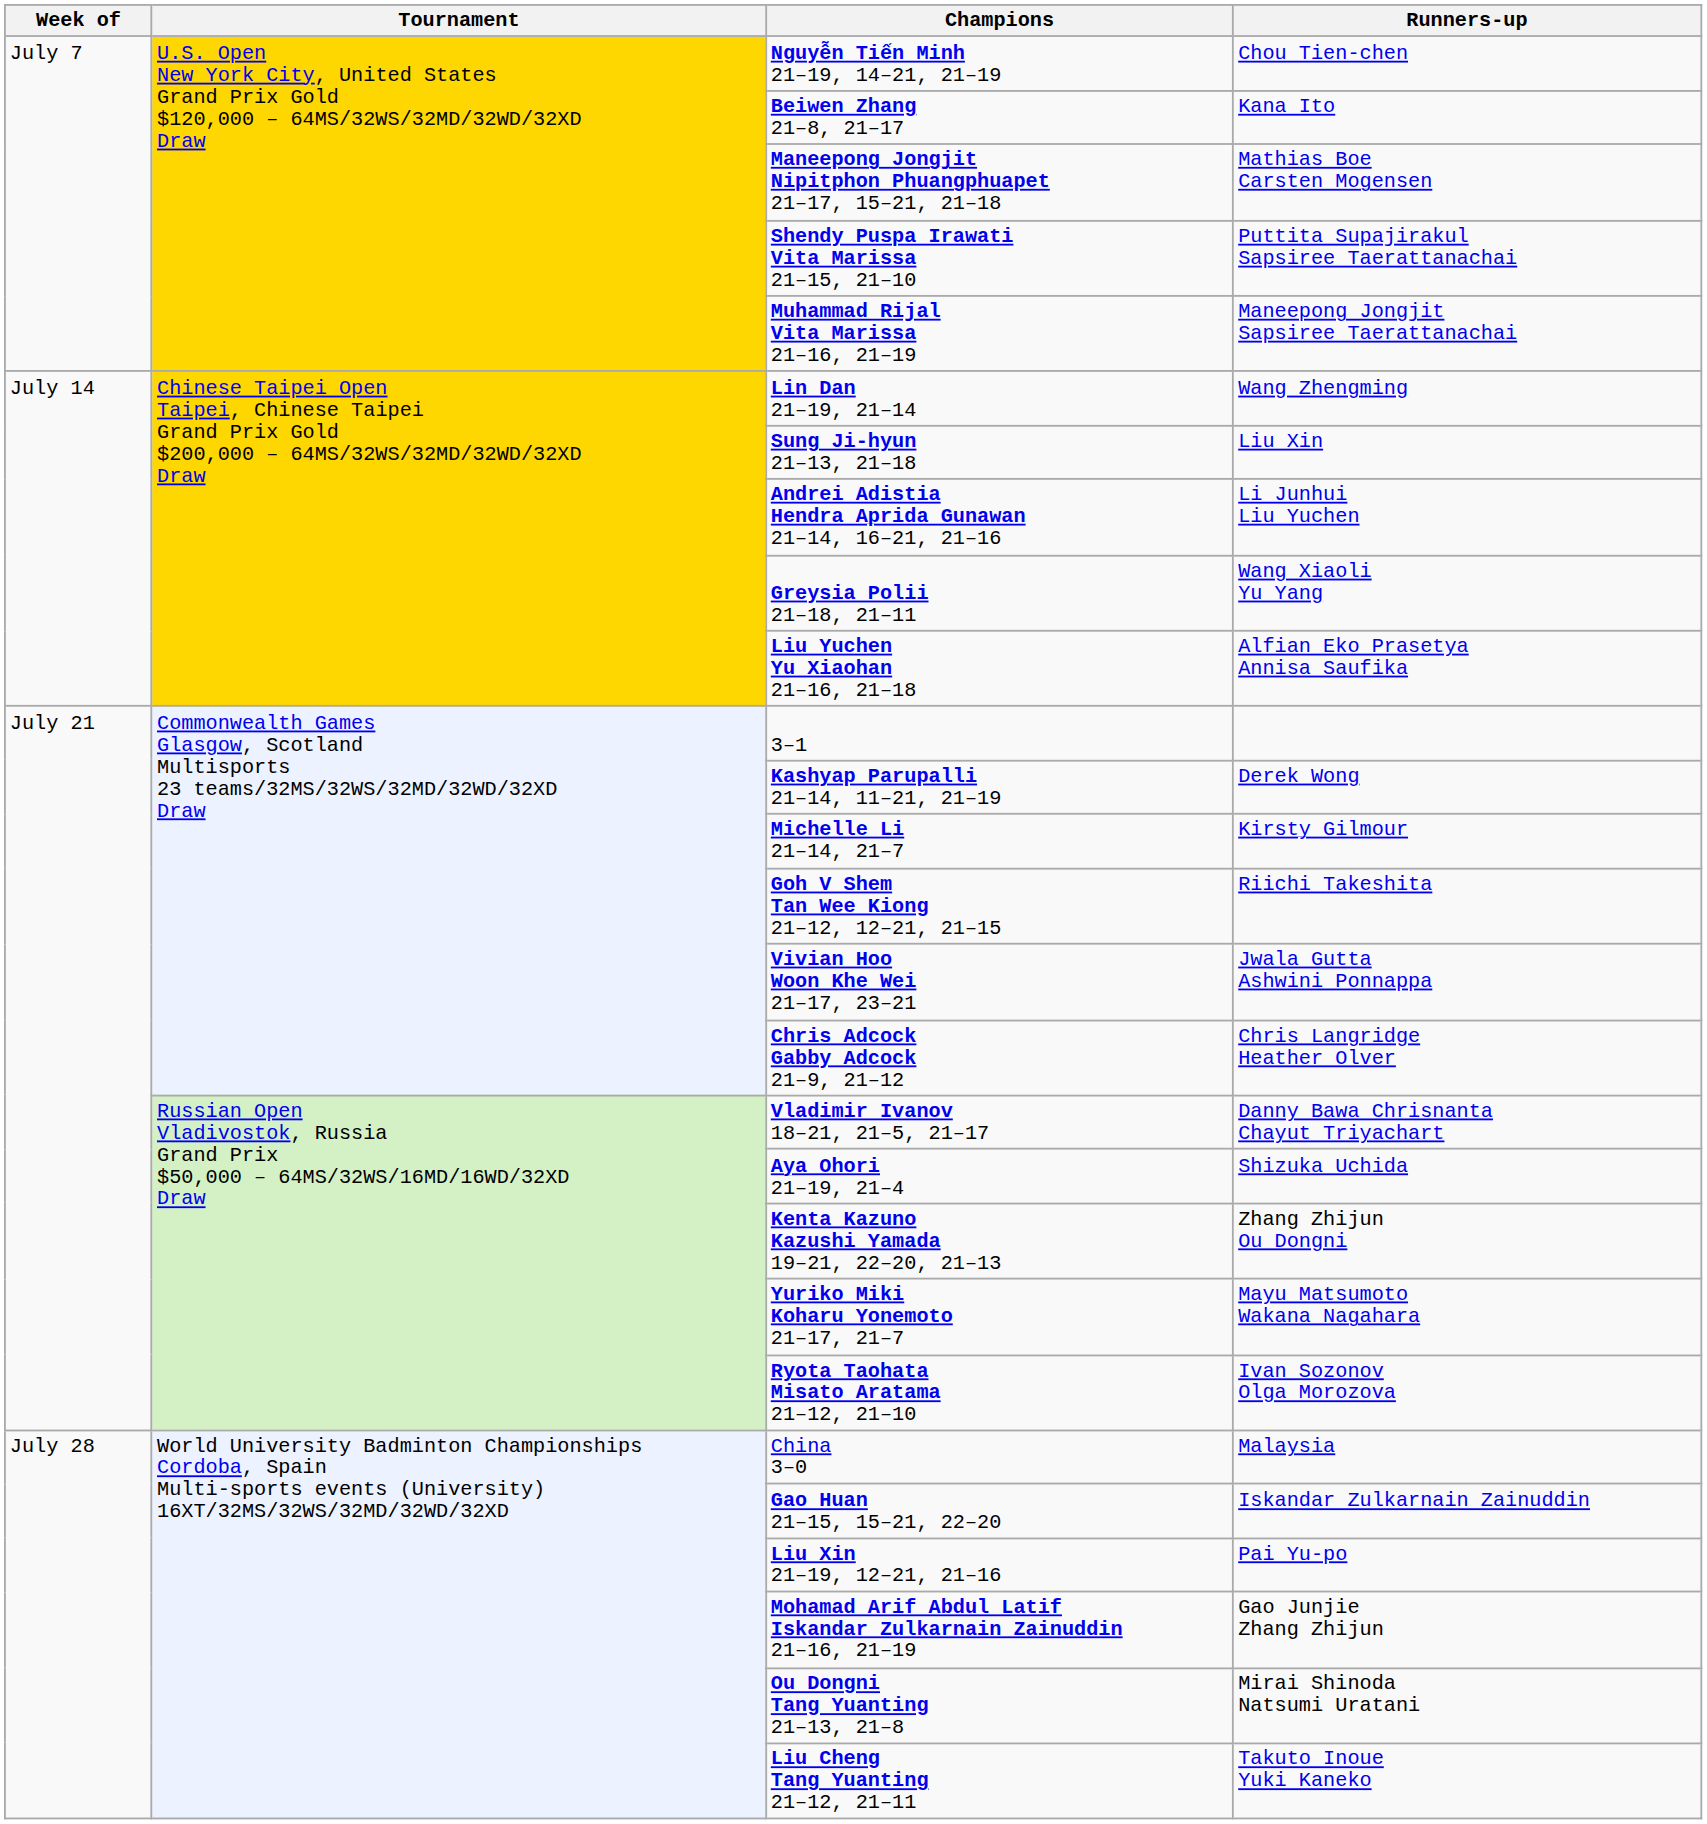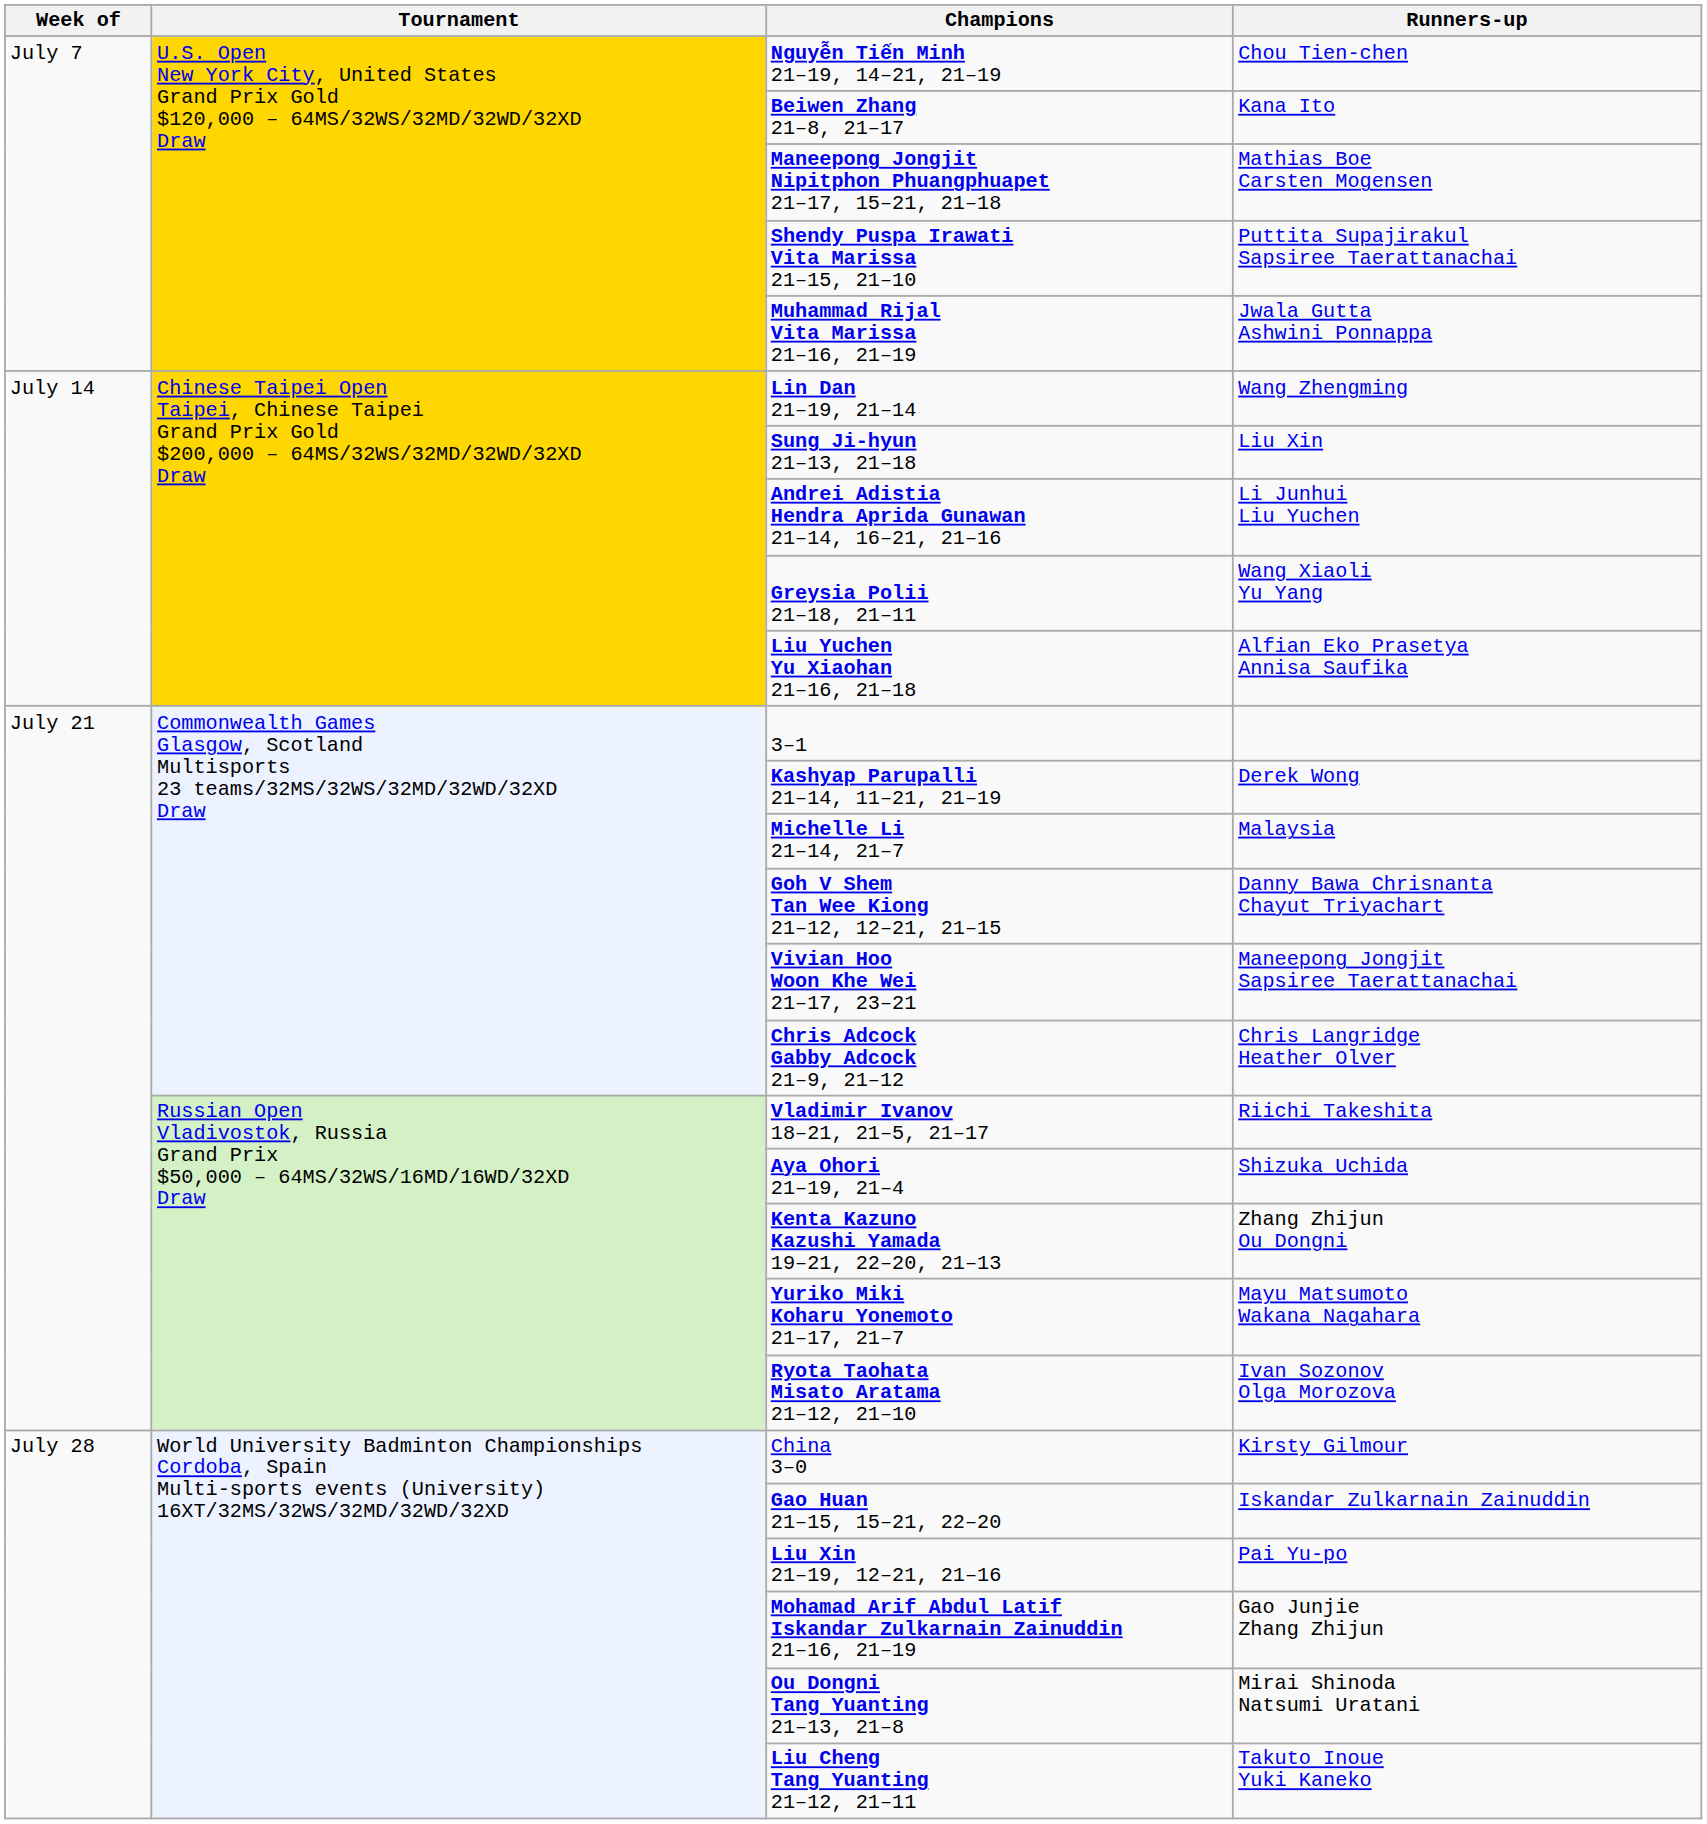(1378, 323) Maneepong Jongjit Sapsiree Taerattanachai -> (1335, 323) Jwala Gutta Ashwini Ponnappa
(1323, 830) Kirsty Gilmour -> (1287, 830) Malaysia
(1335, 884) Riichi Takeshita -> (1366, 895) Danny Bawa Chrisnanta Chayut Triyachart
(1335, 971) Jwala Gutta Ashwini Ponnappa -> (1378, 971) Maneepong Jongjit Sapsiree Taerattanachai
(1366, 1122) Danny Bawa Chrisnanta Chayut Triyachart -> (1335, 1111) Riichi Takeshita
(1287, 1446) Malaysia -> (1323, 1446) Kirsty Gilmour
